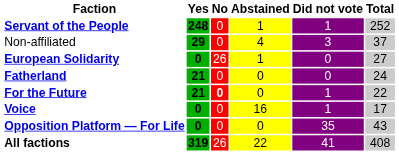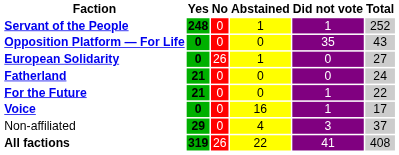rows swapped: (94, 126) <-> (40, 42)
(220, 92) bold -> (220, 92) normal
